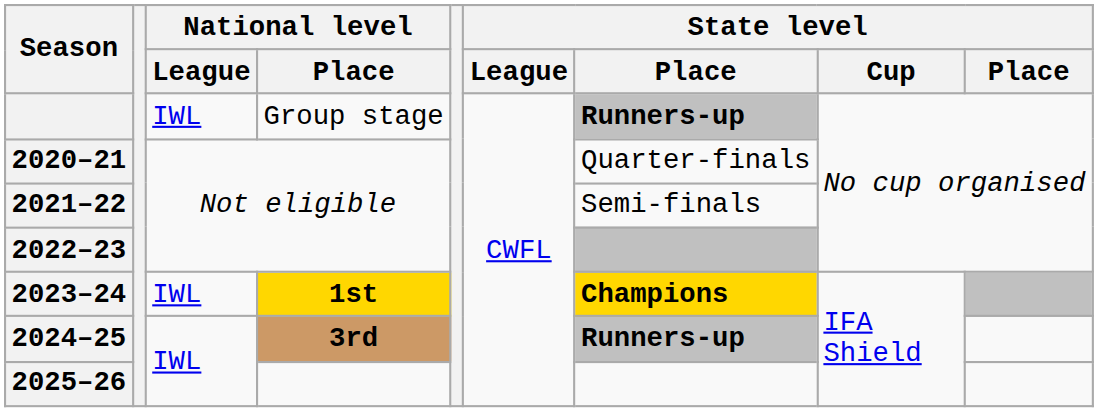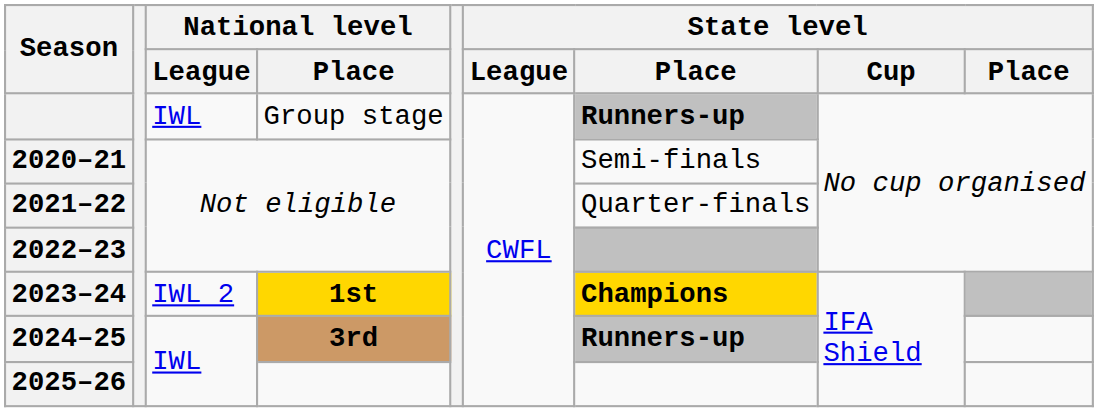(696, 161) Quarter-finals -> (671, 161) Semi-finals
(671, 205) Semi-finals -> (696, 205) Quarter-finals
(177, 294) IWL -> (193, 294) IWL 2
